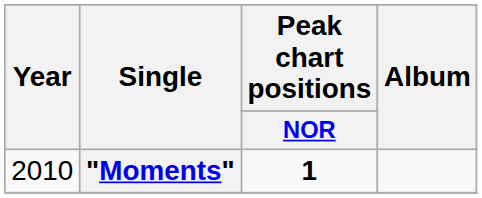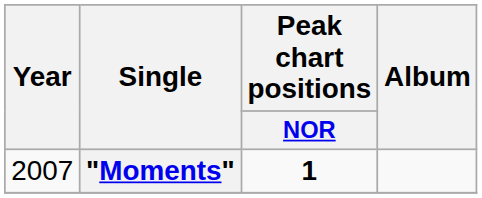(42, 170) 2010 -> (42, 170) 2007
